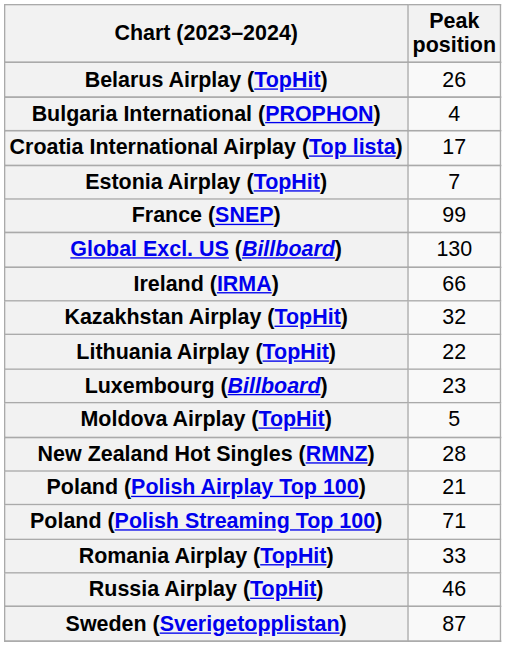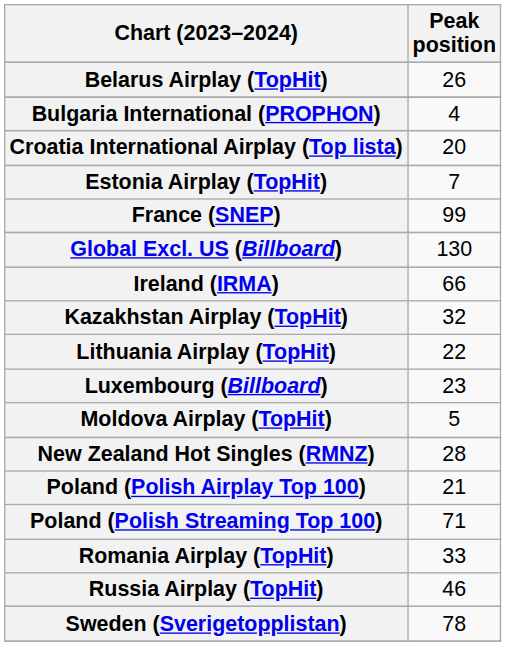(454, 147) 17 -> (454, 147) 20
(454, 623) 87 -> (454, 623) 78
